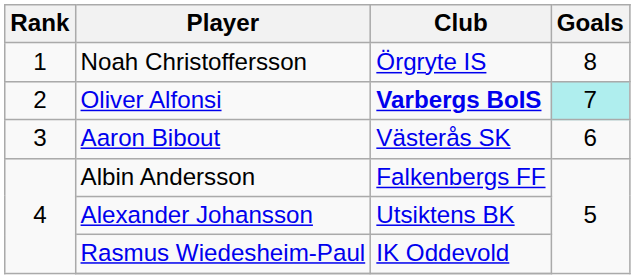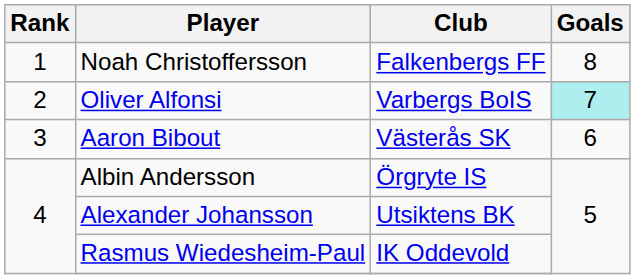(431, 61) Örgryte IS -> (461, 61) Falkenbergs FF
(459, 100) bold -> (454, 100) normal
(461, 176) Falkenbergs FF -> (431, 176) Örgryte IS
